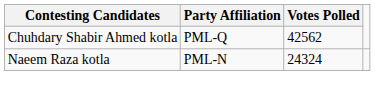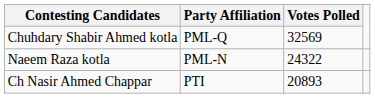(305, 37) 42562 -> (305, 37) 32569
(305, 59) 24324 -> (305, 59) 24322
+ row: (80, 81)
